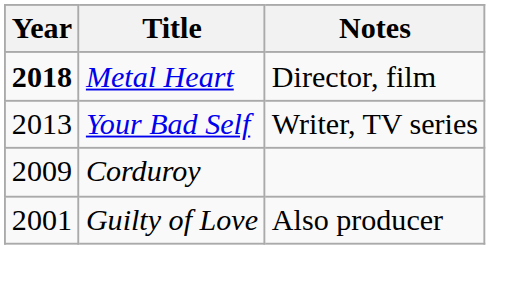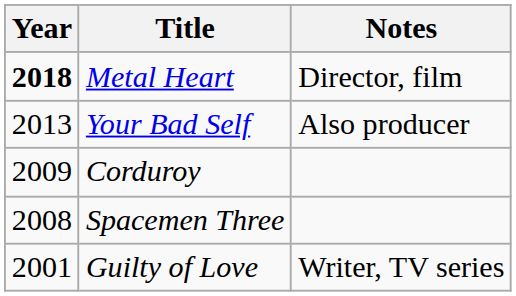(375, 123) Writer, TV series -> (384, 123) Also producer
+ row: (185, 219)
(357, 219) Also producer -> (401, 266) Writer, TV series
